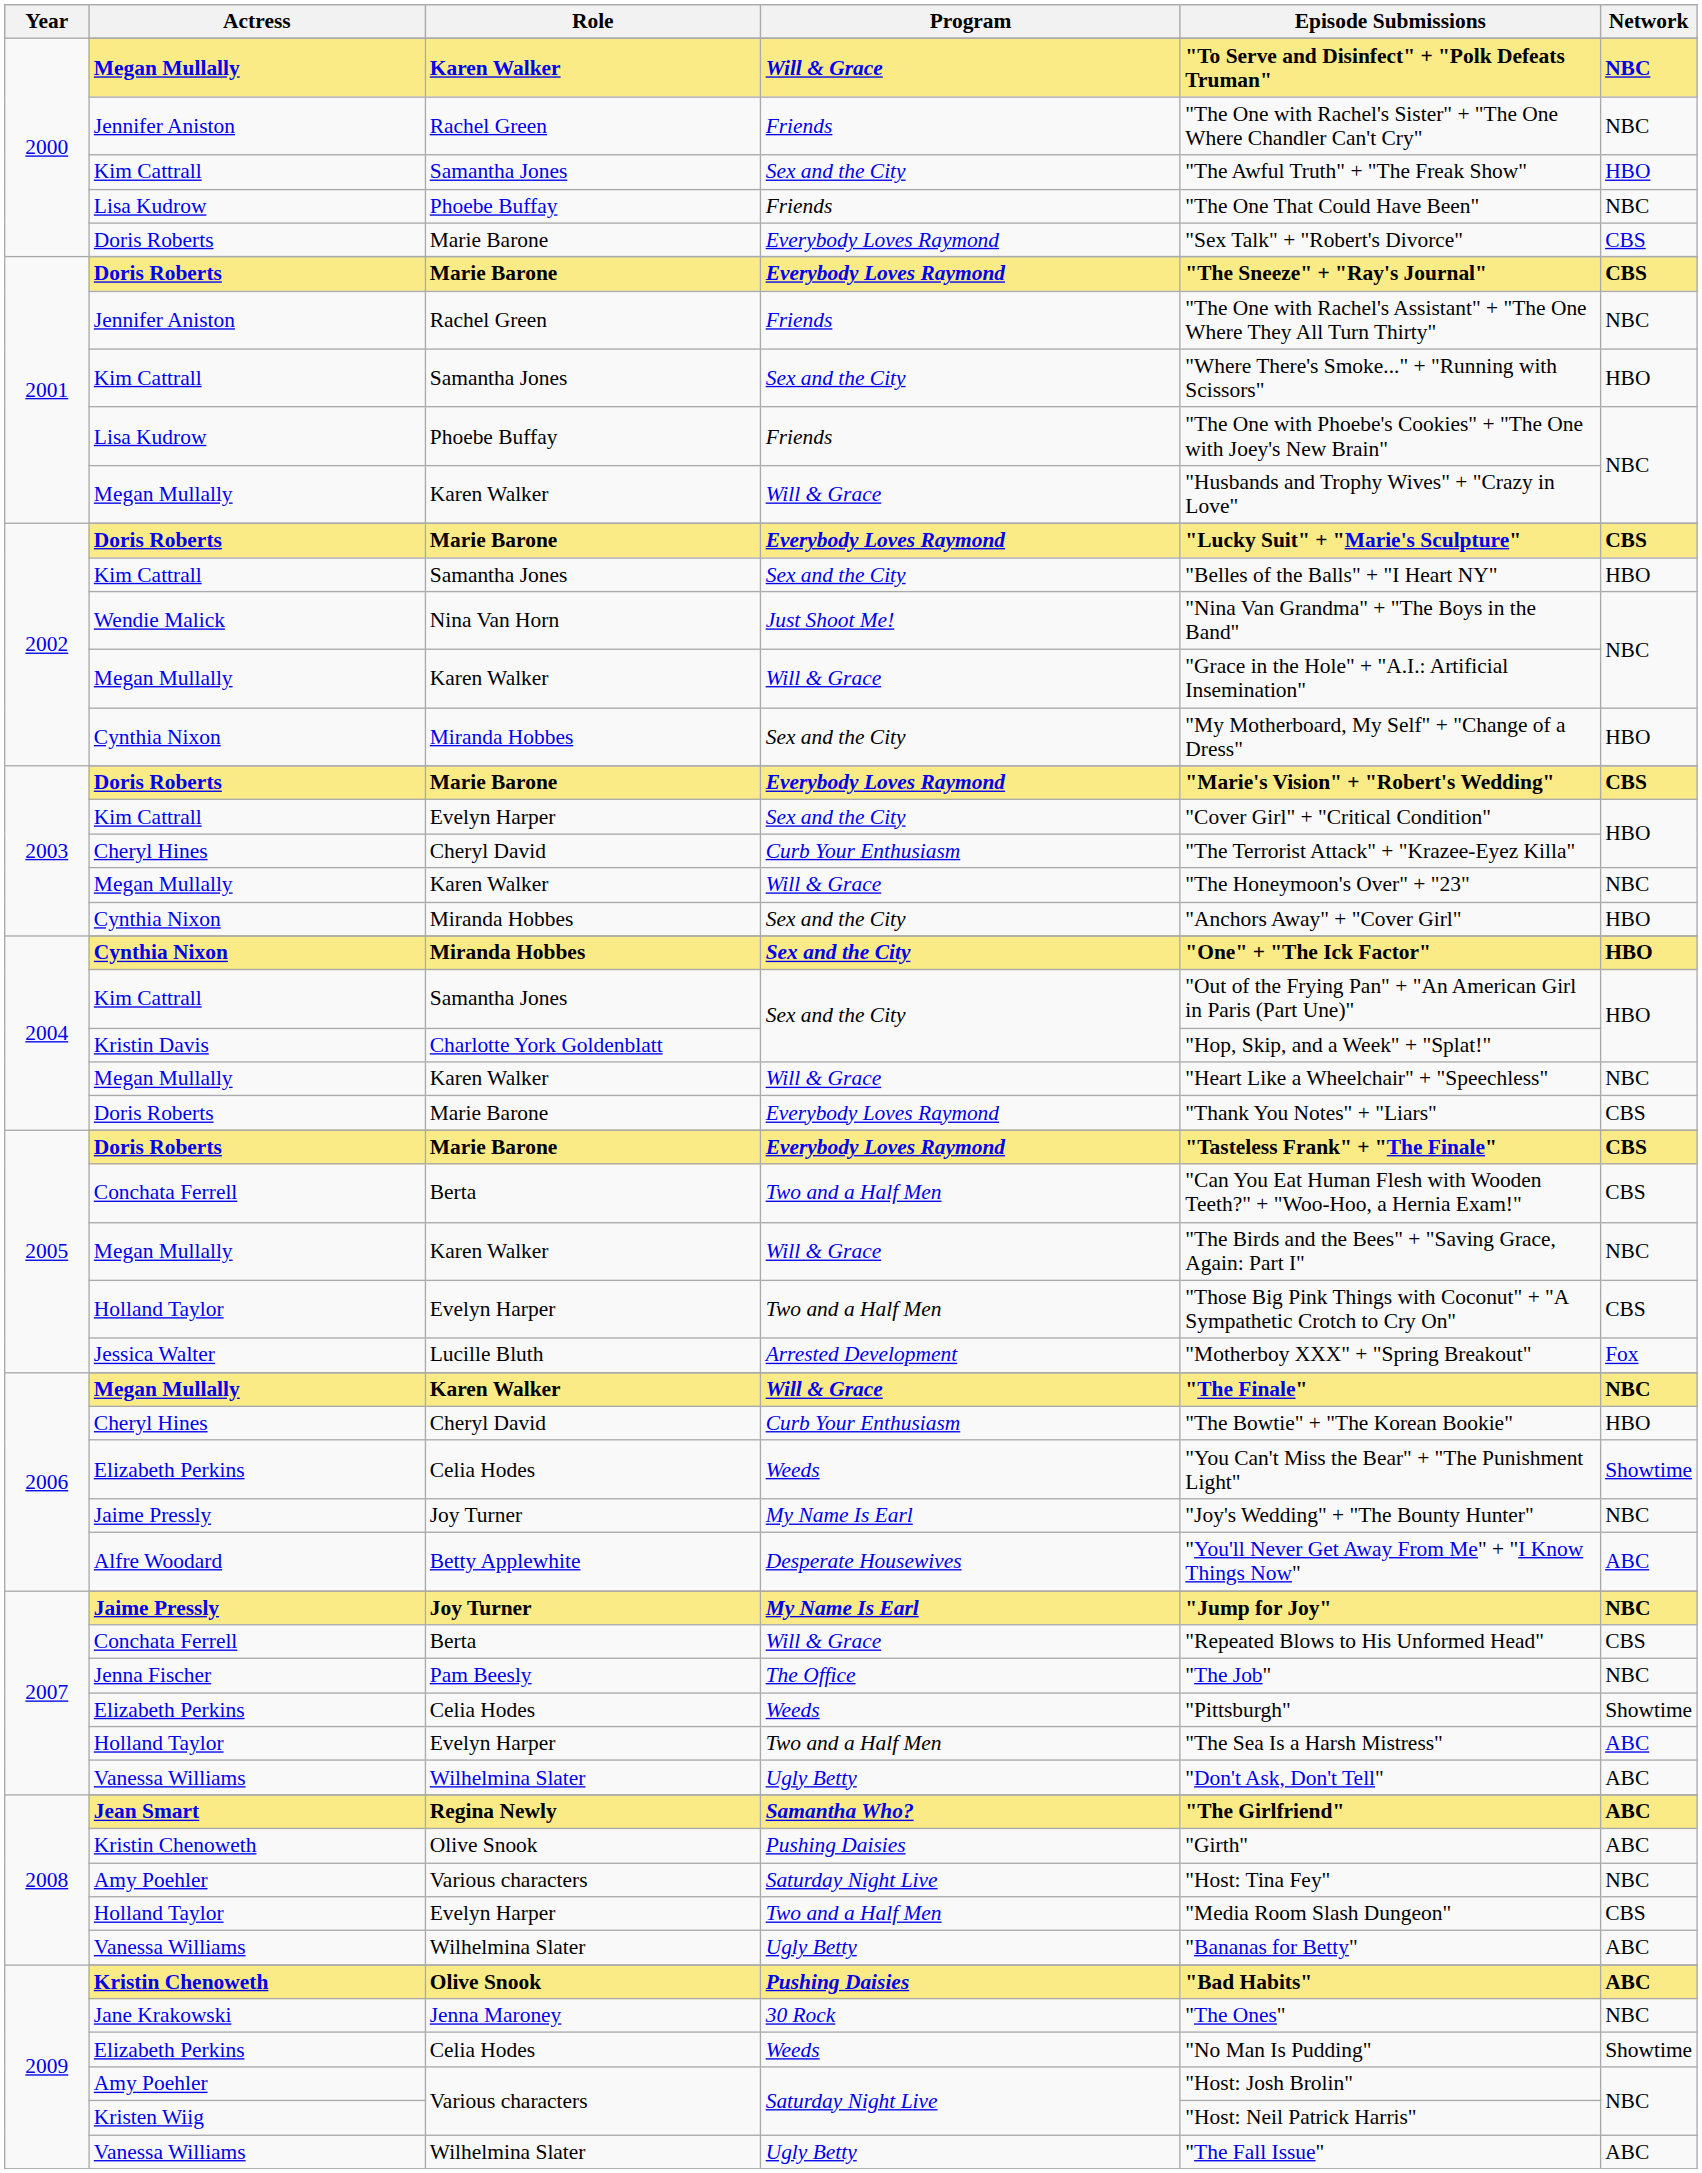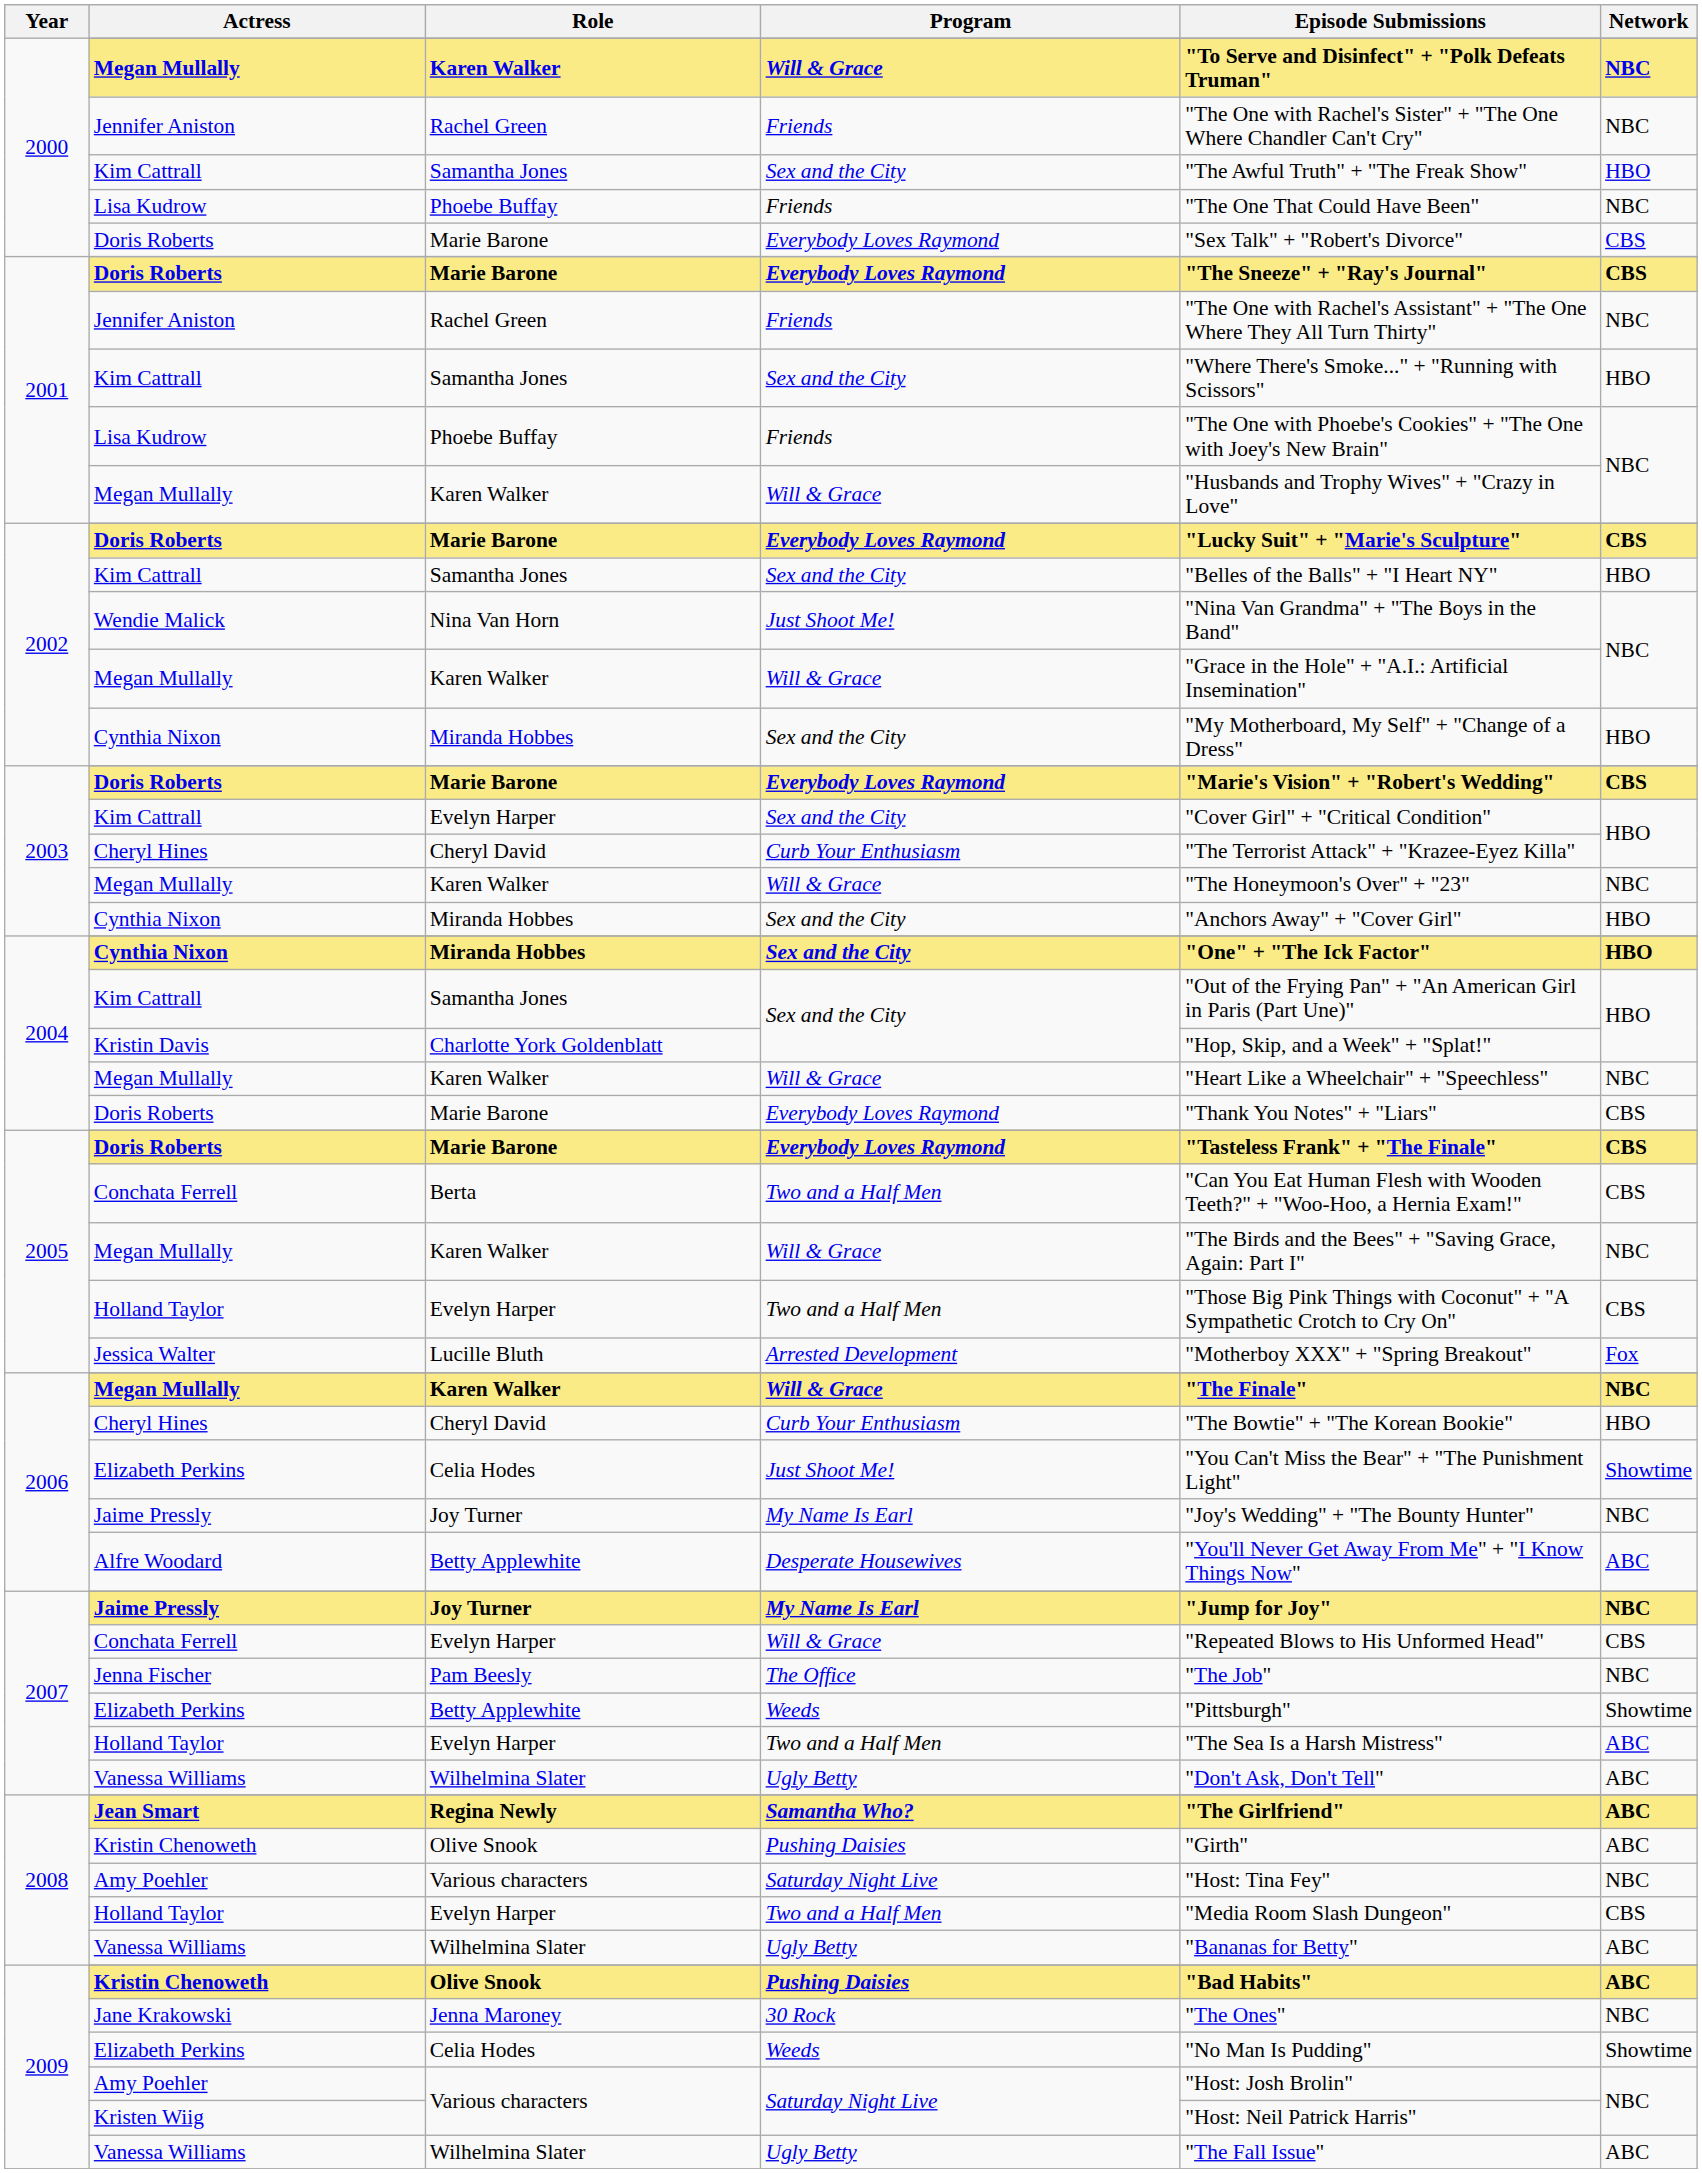(793, 1469) Weeds -> (830, 1469) Just Shoot Me!
(453, 1641) Berta -> (493, 1641) Evelyn Harper
(482, 1709) Celia Hodes -> (505, 1709) Betty Applewhite
